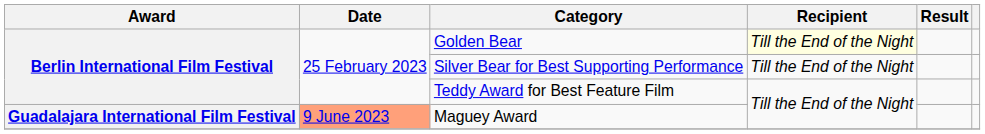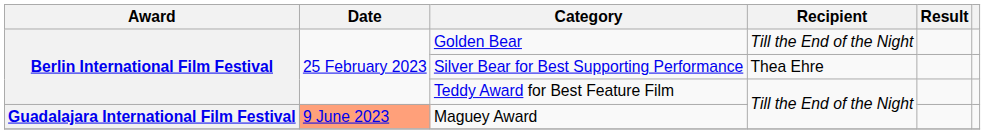(832, 41) lightyellow background -> (832, 41) no background
(832, 66) Till the End of the Night -> (787, 66) Thea Ehre
